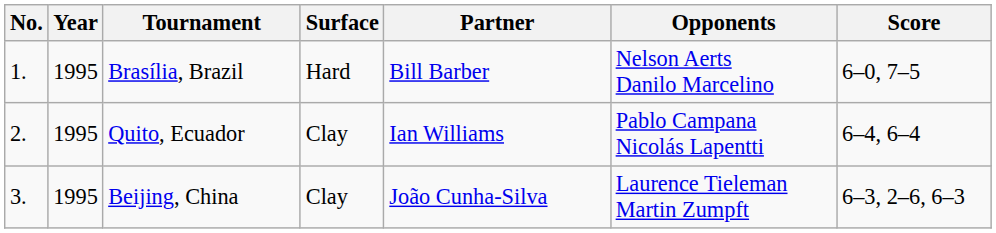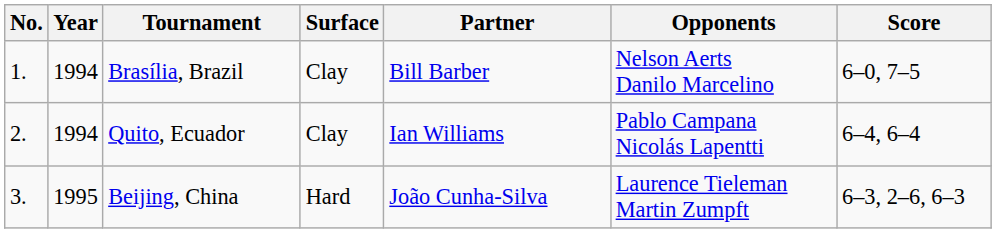(75, 71) 1995 -> (75, 71) 1994
(328, 71) Hard -> (327, 71) Clay
(75, 133) 1995 -> (75, 133) 1994
(327, 195) Clay -> (328, 195) Hard
